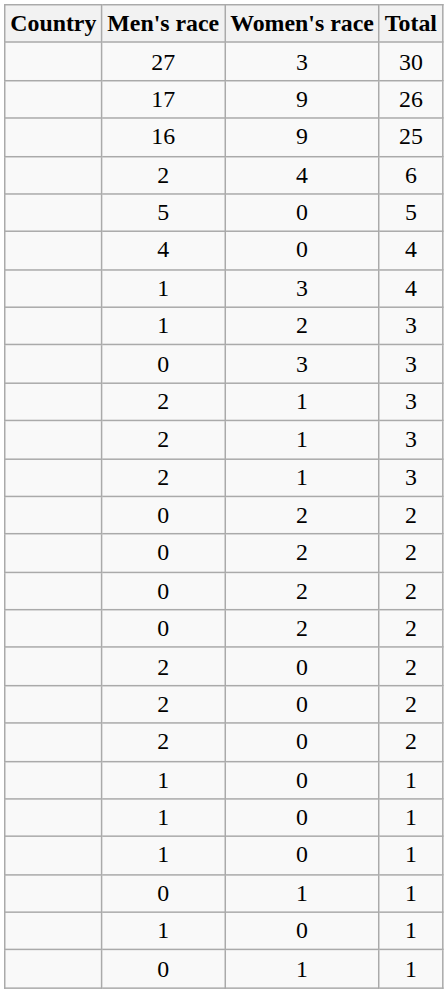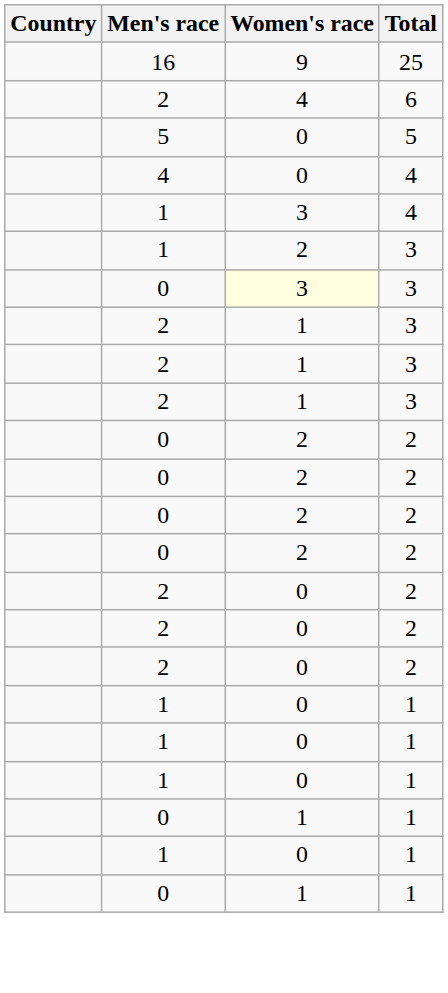- row: (163, 61)
- row: (163, 99)
(302, 363) no background -> (302, 288) lightyellow background
